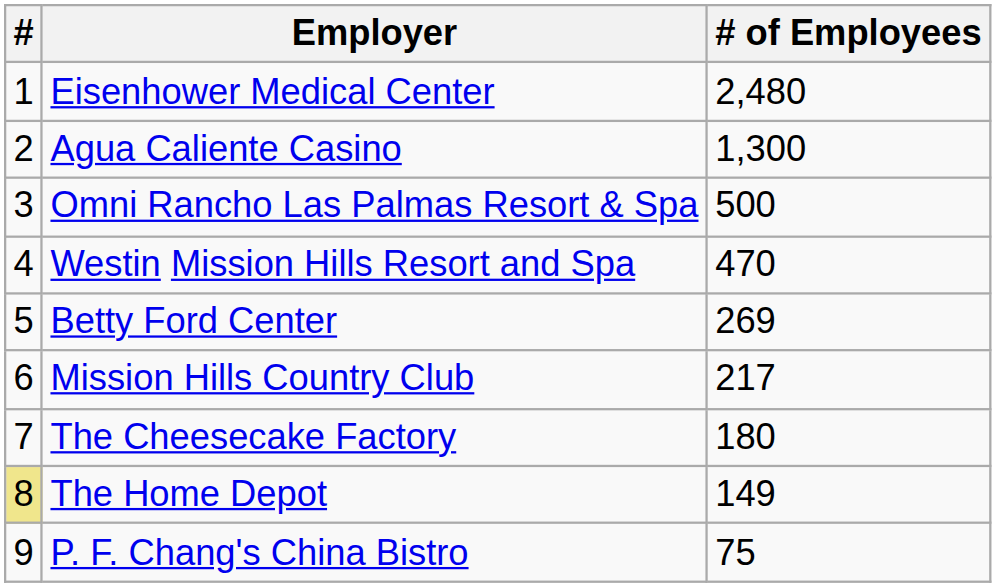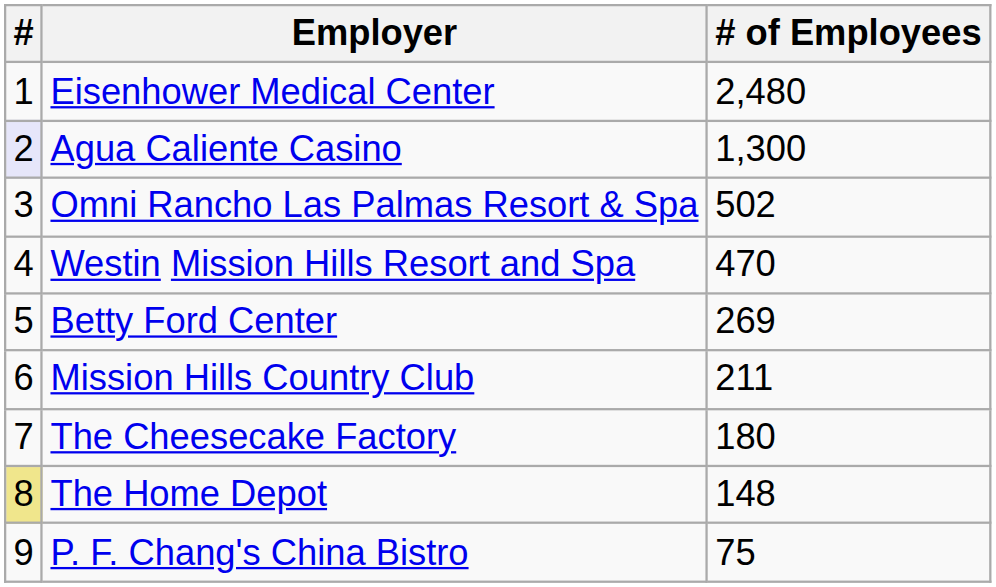(24, 148) no background -> (24, 148) lavender background
(746, 206) 500 -> (746, 206) 502
(746, 378) 217 -> (744, 378) 211
(746, 494) 149 -> (746, 494) 148
